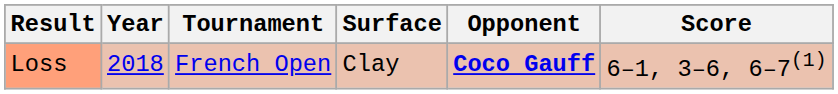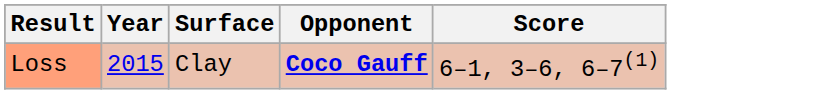- column: (253, 24)
(135, 66) 2018 -> (135, 66) 2015
